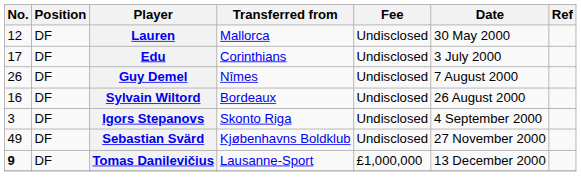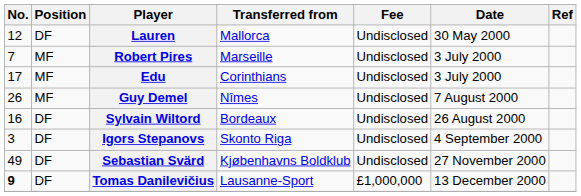+ row: (153, 56)
(43, 56) DF -> (44, 77) MF
(43, 77) DF -> (44, 98) MF
